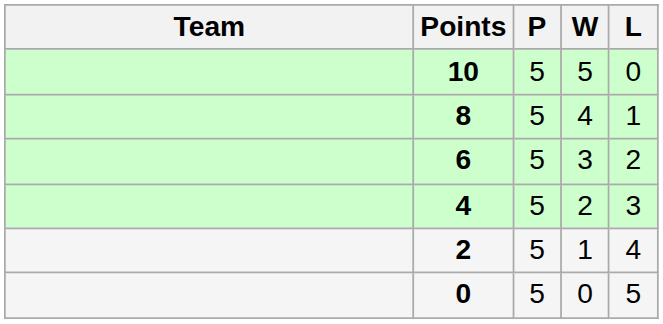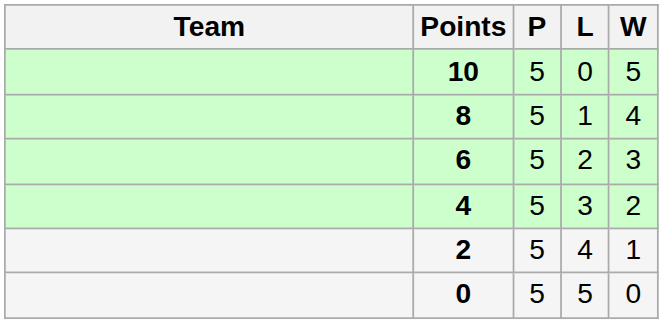columns swapped: (585, 26) <-> (633, 26)
